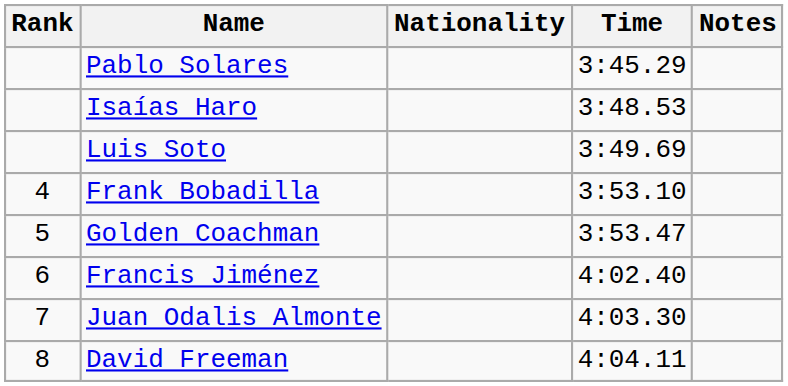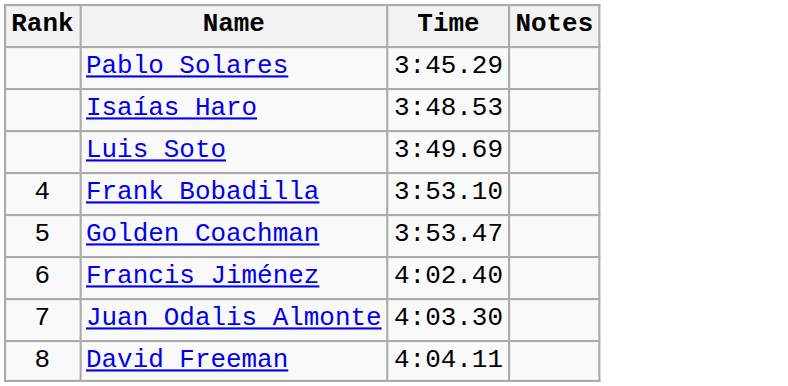- column: (480, 26)
